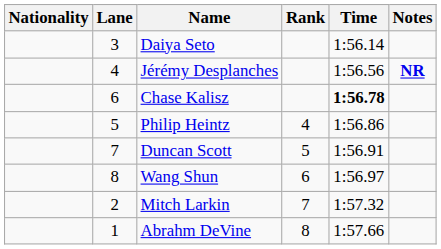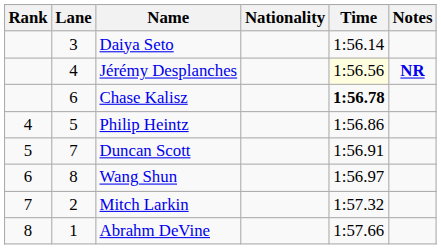columns swapped: (306, 17) <-> (49, 17)
(359, 71) no background -> (359, 71) lightyellow background
